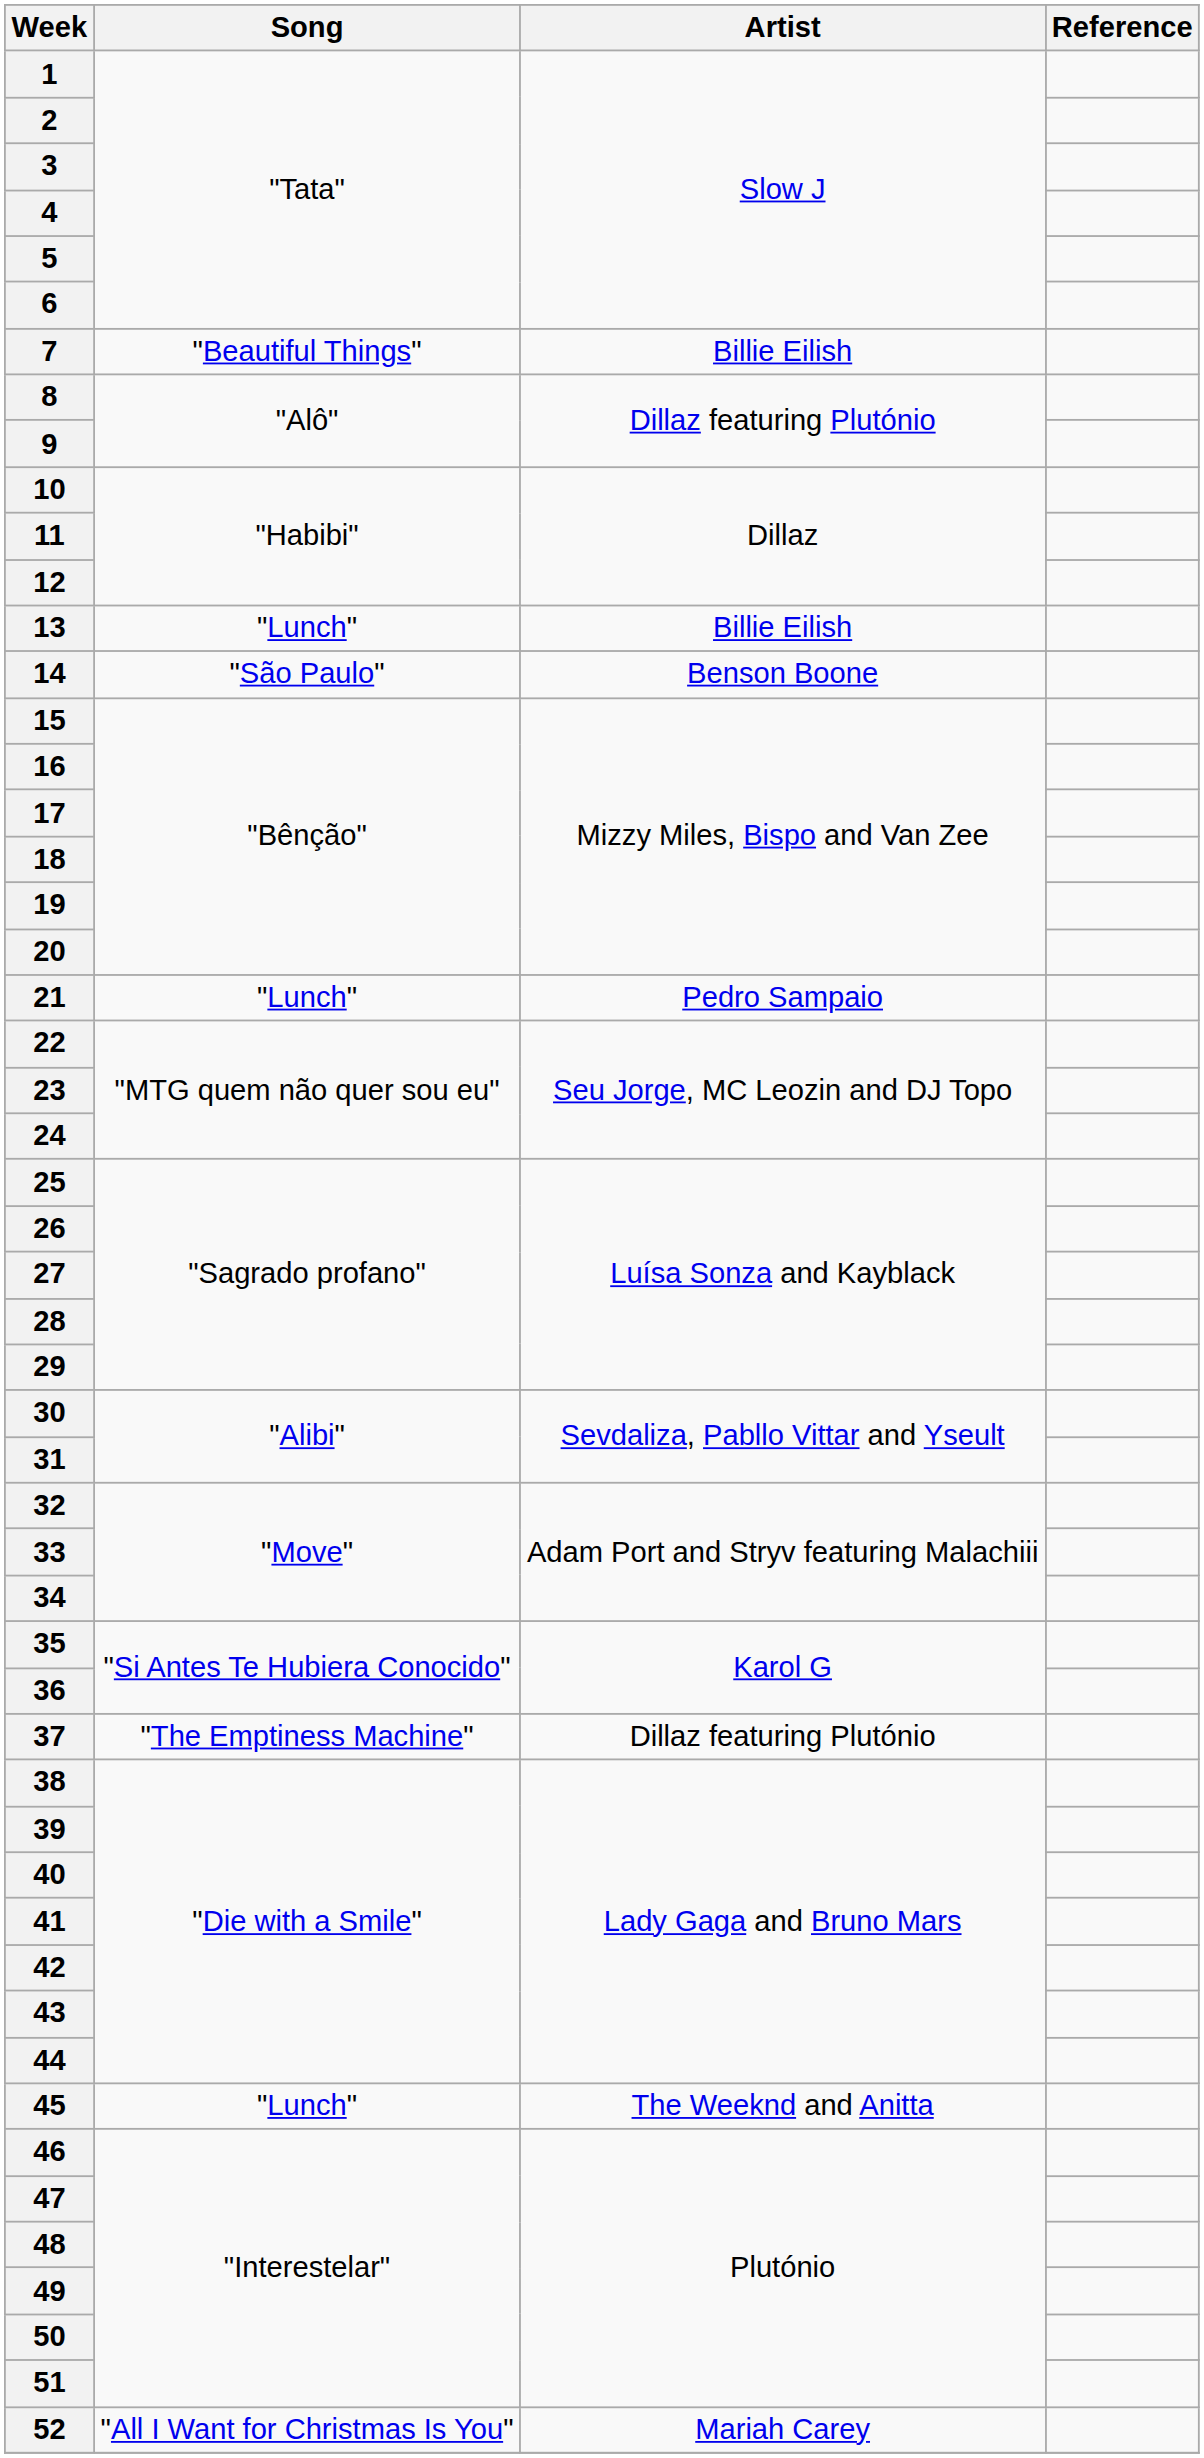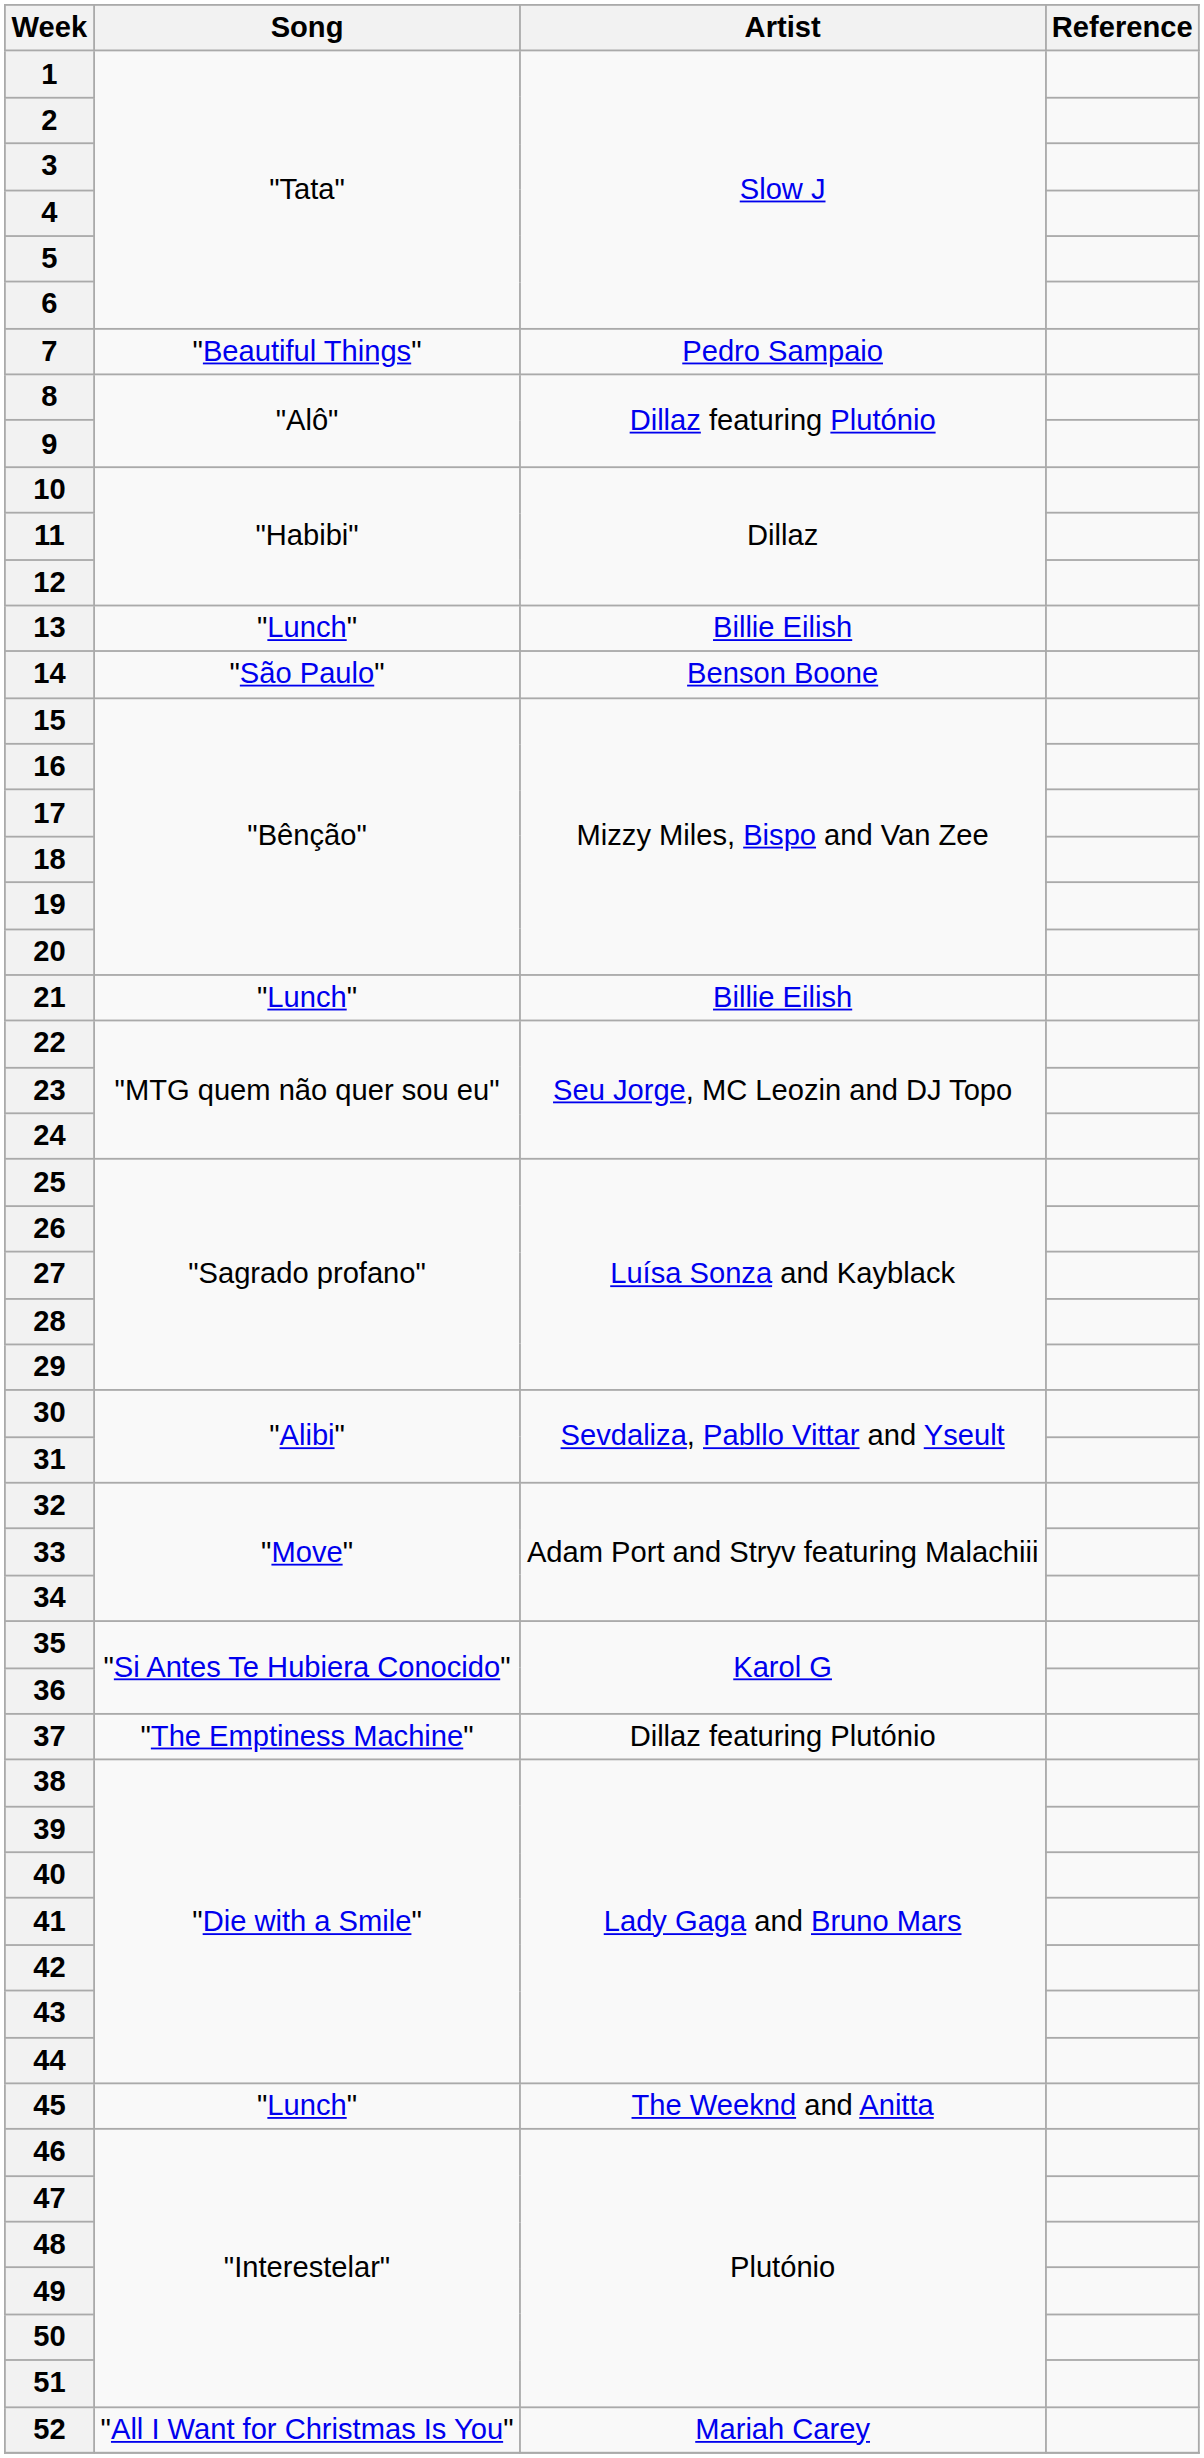(783, 350) Billie Eilish -> (783, 350) Pedro Sampaio
(783, 997) Pedro Sampaio -> (783, 997) Billie Eilish
